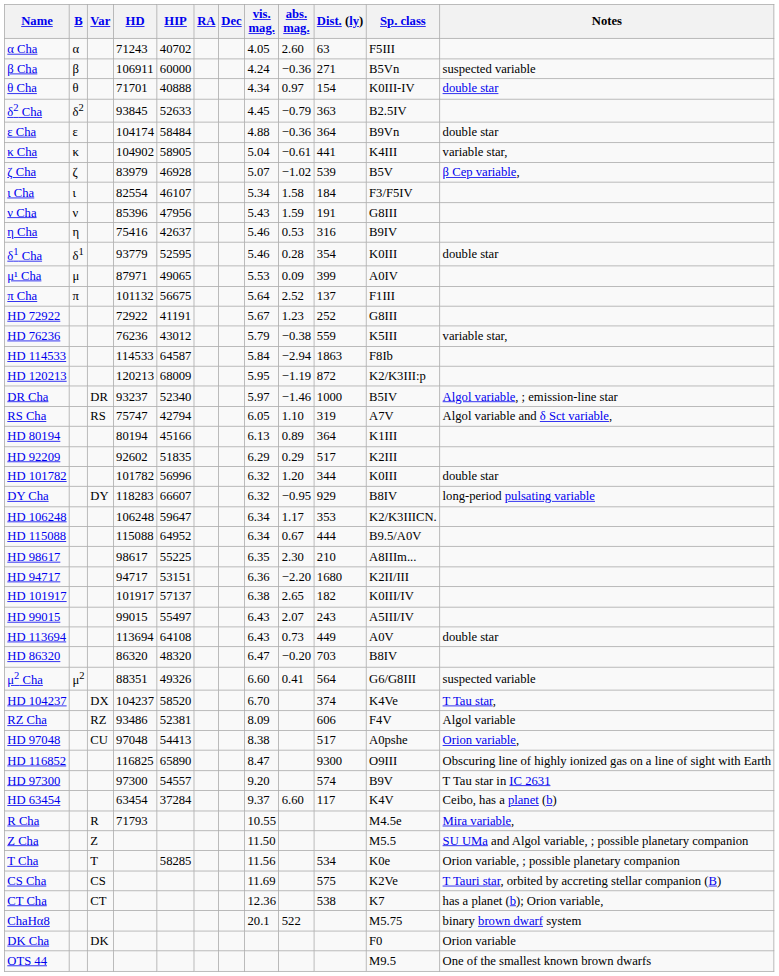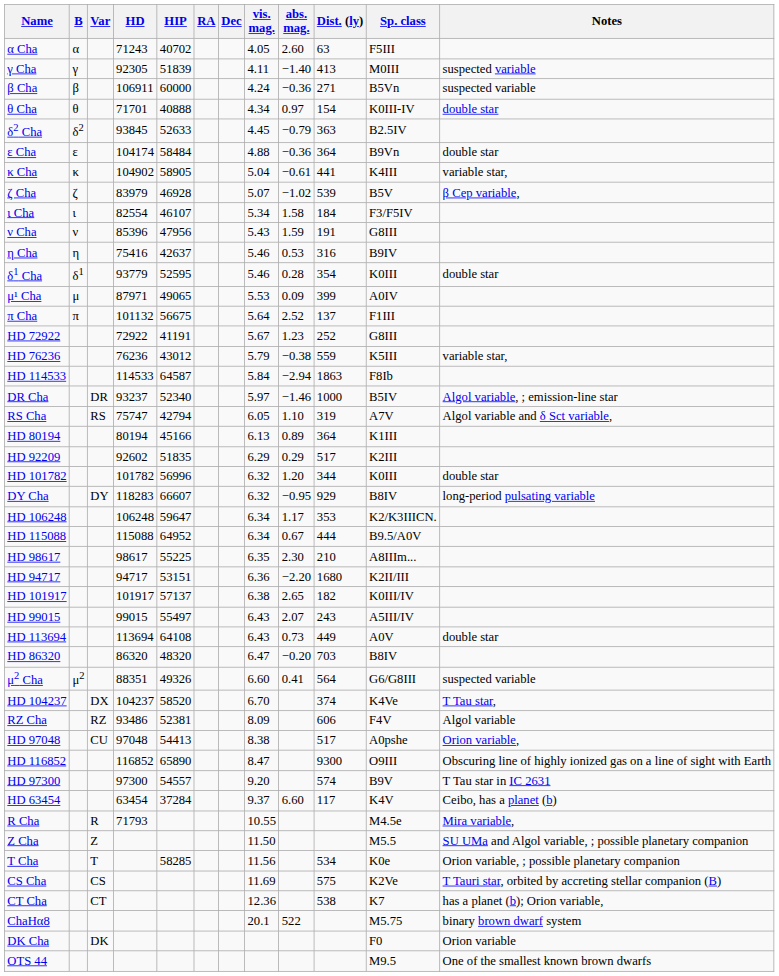+ row: (22, 68)
- row: (37, 376)
(135, 760) 116825 -> (135, 760) 116852
